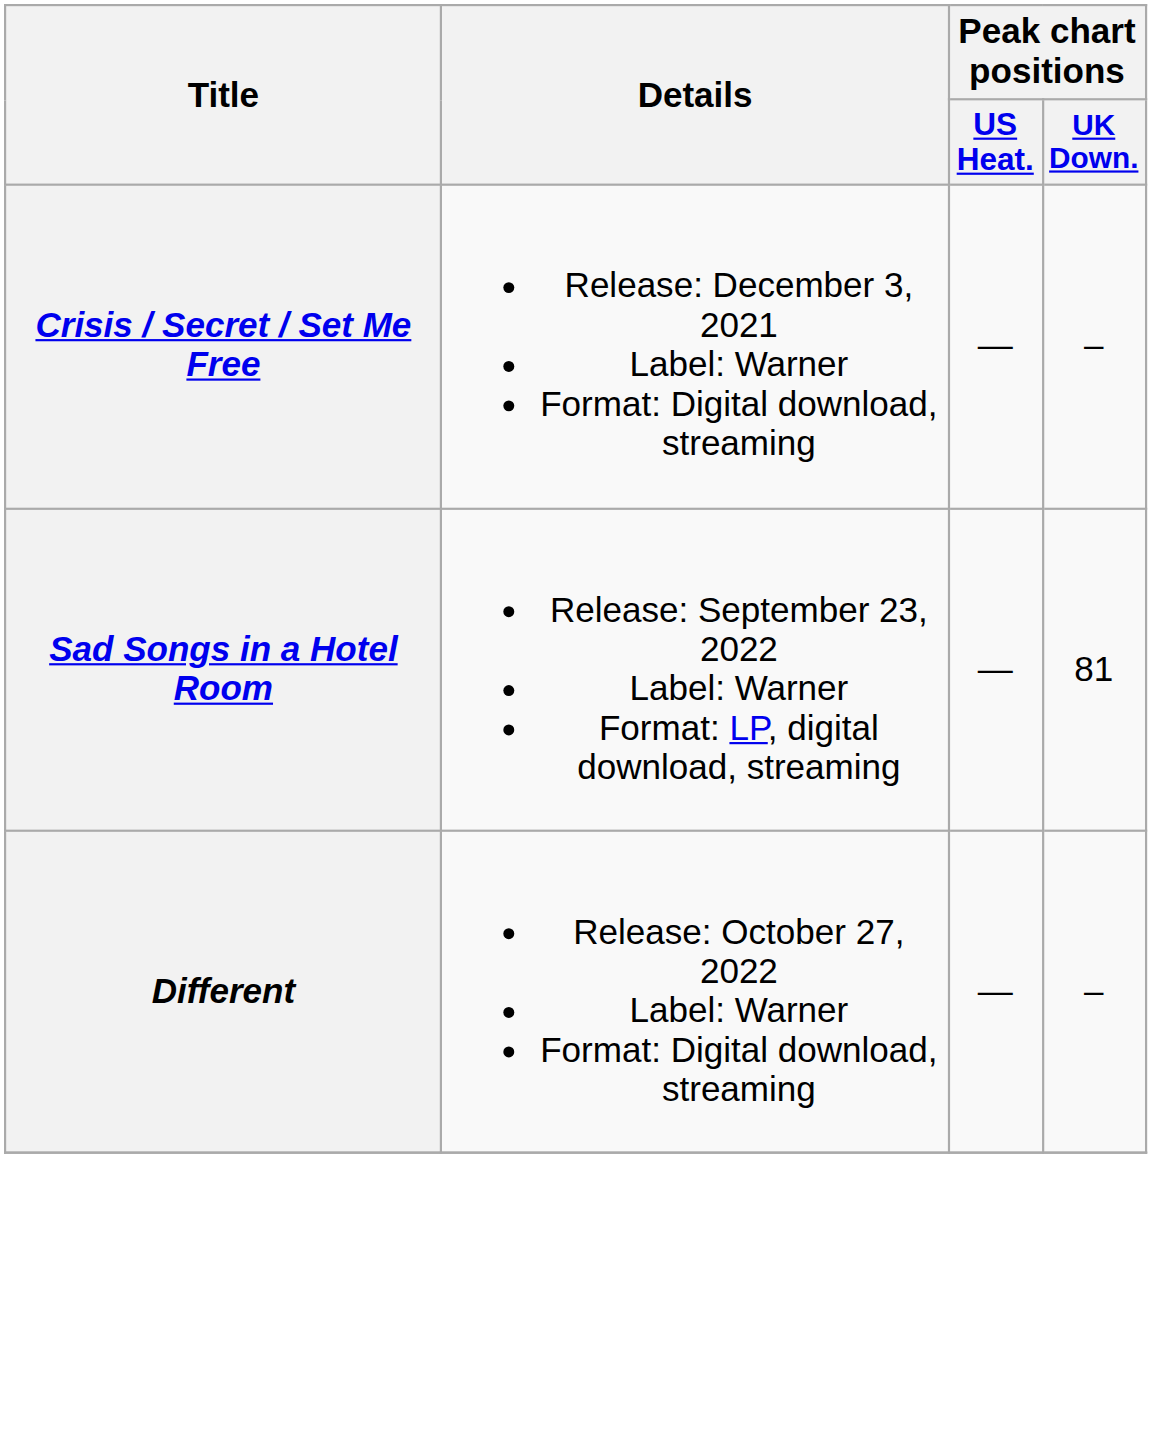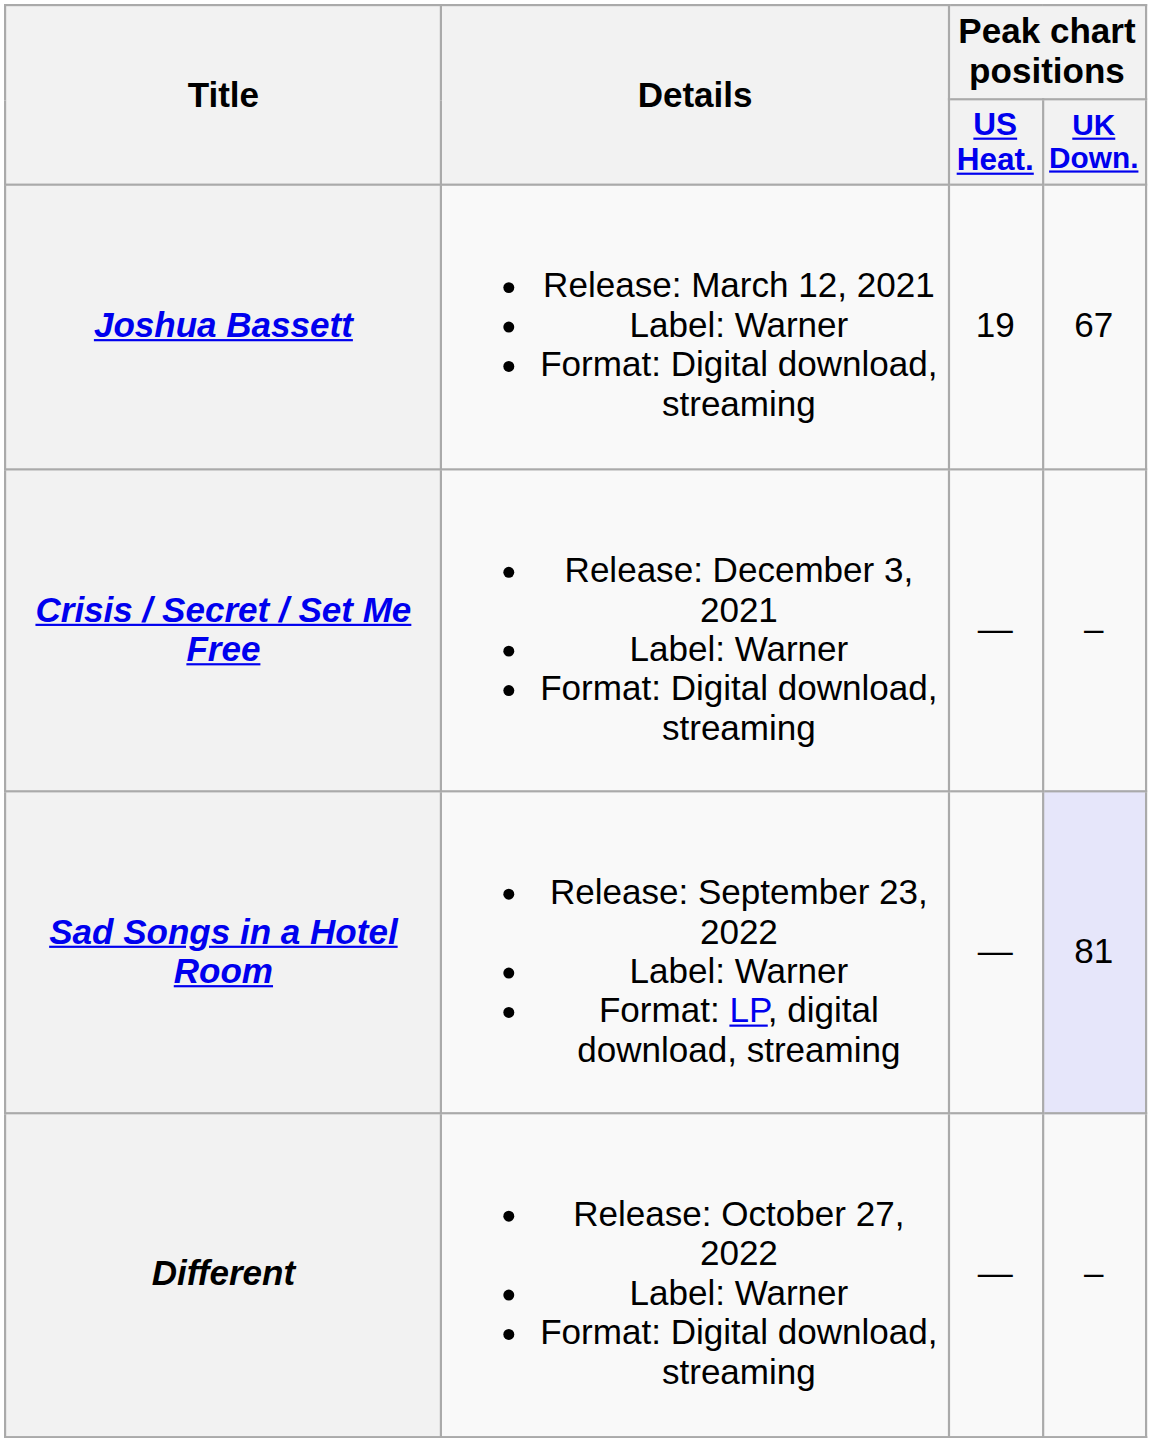+ row: (223, 326)
(1094, 668) no background -> (1094, 951) lavender background
